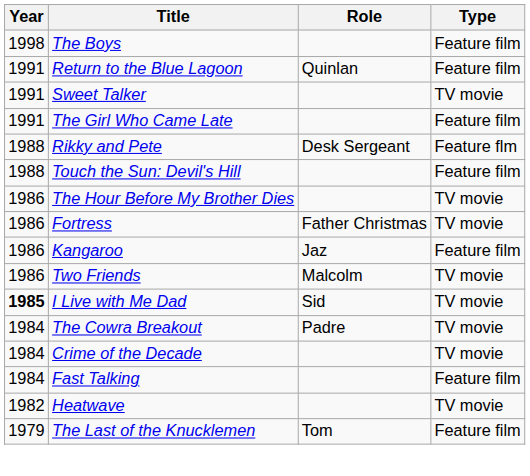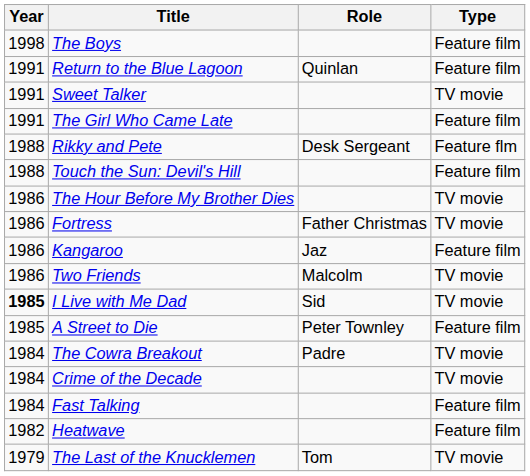+ row: (105, 328)
(469, 405) TV movie -> (478, 431) Feature film
(478, 431) Feature film -> (469, 457) TV movie
